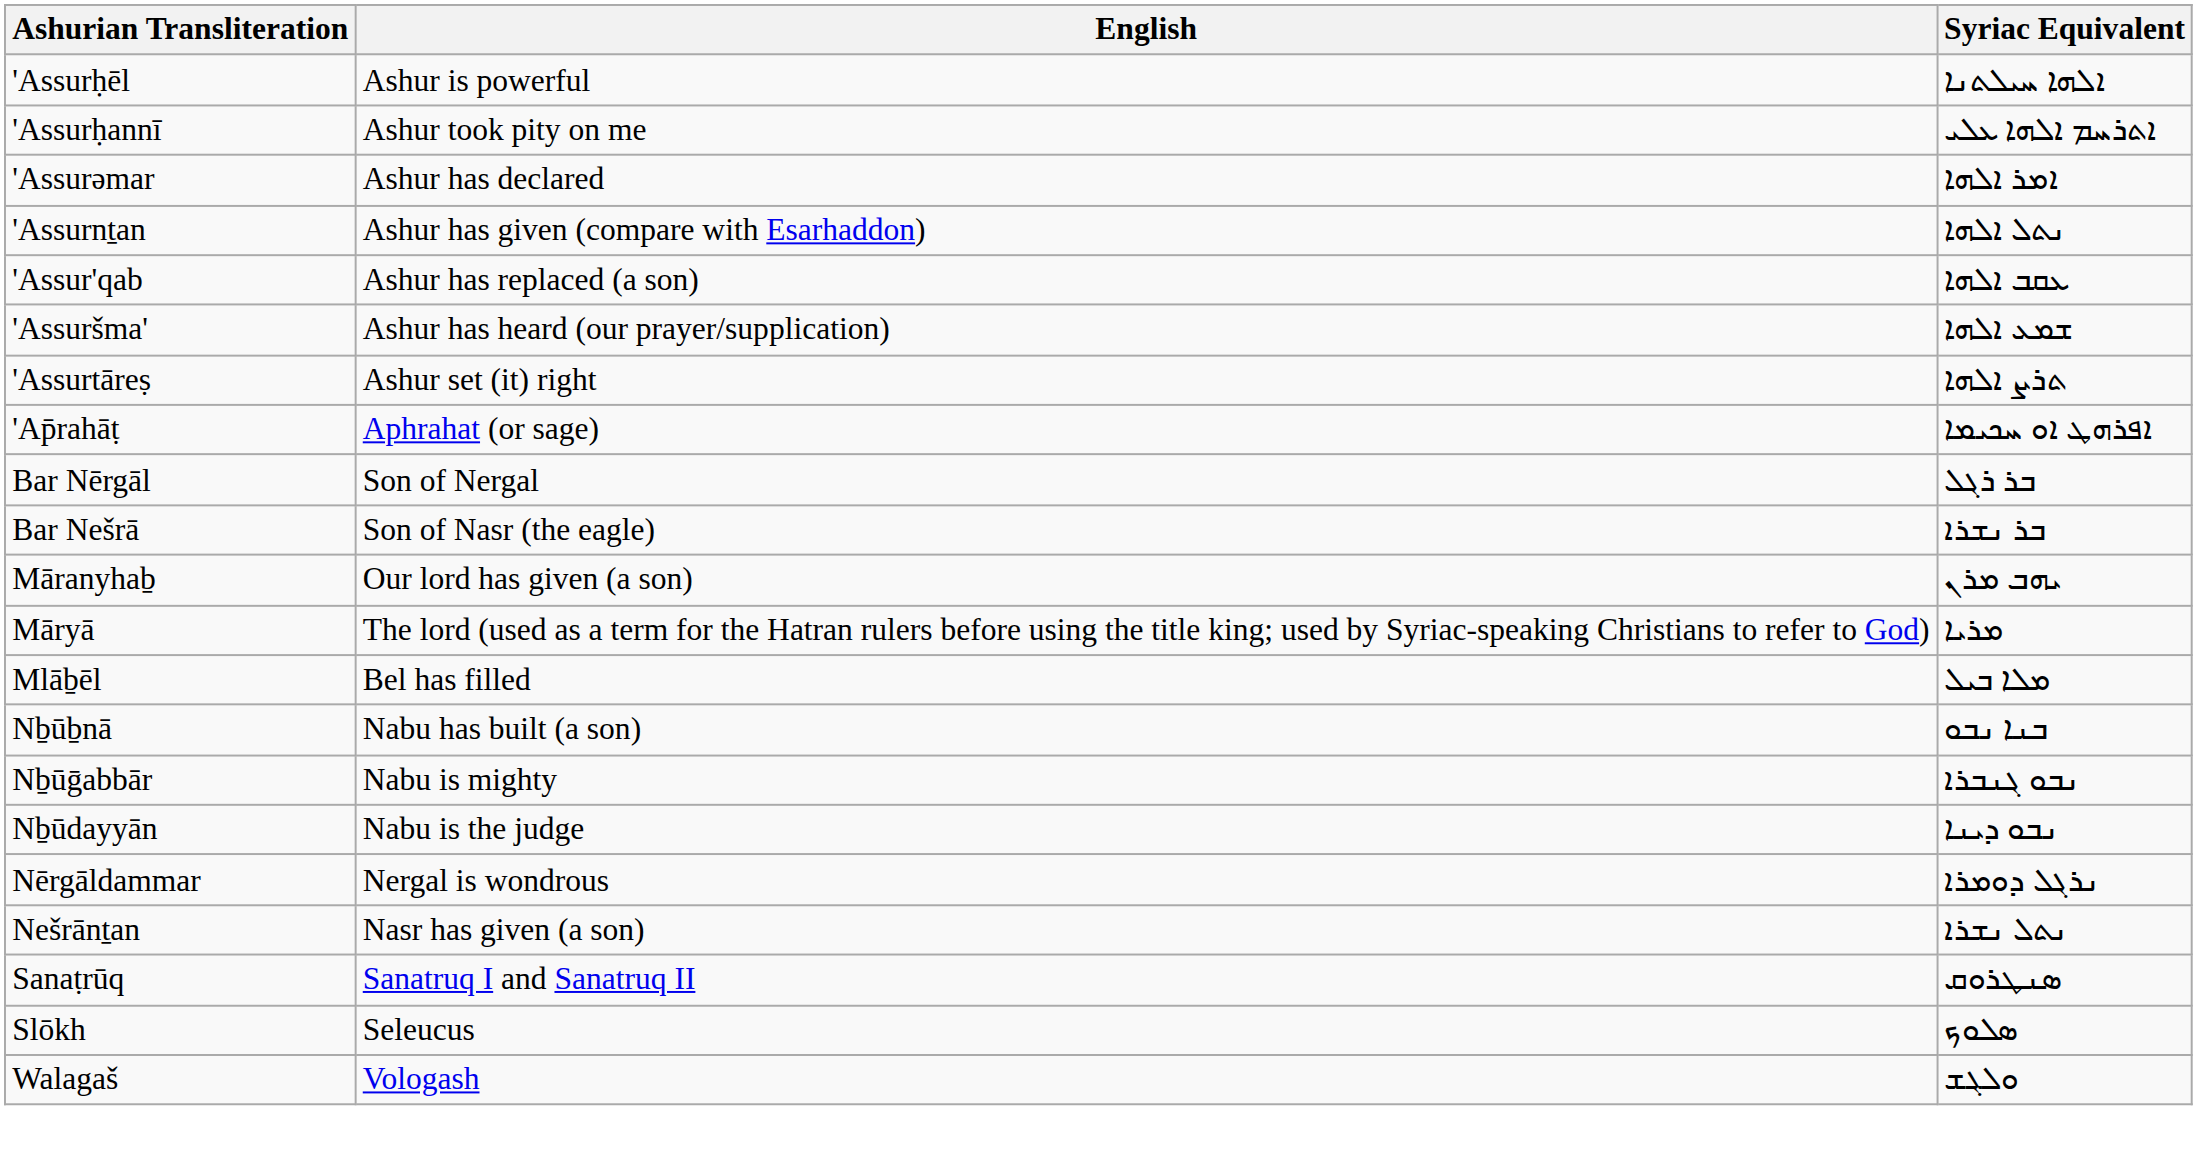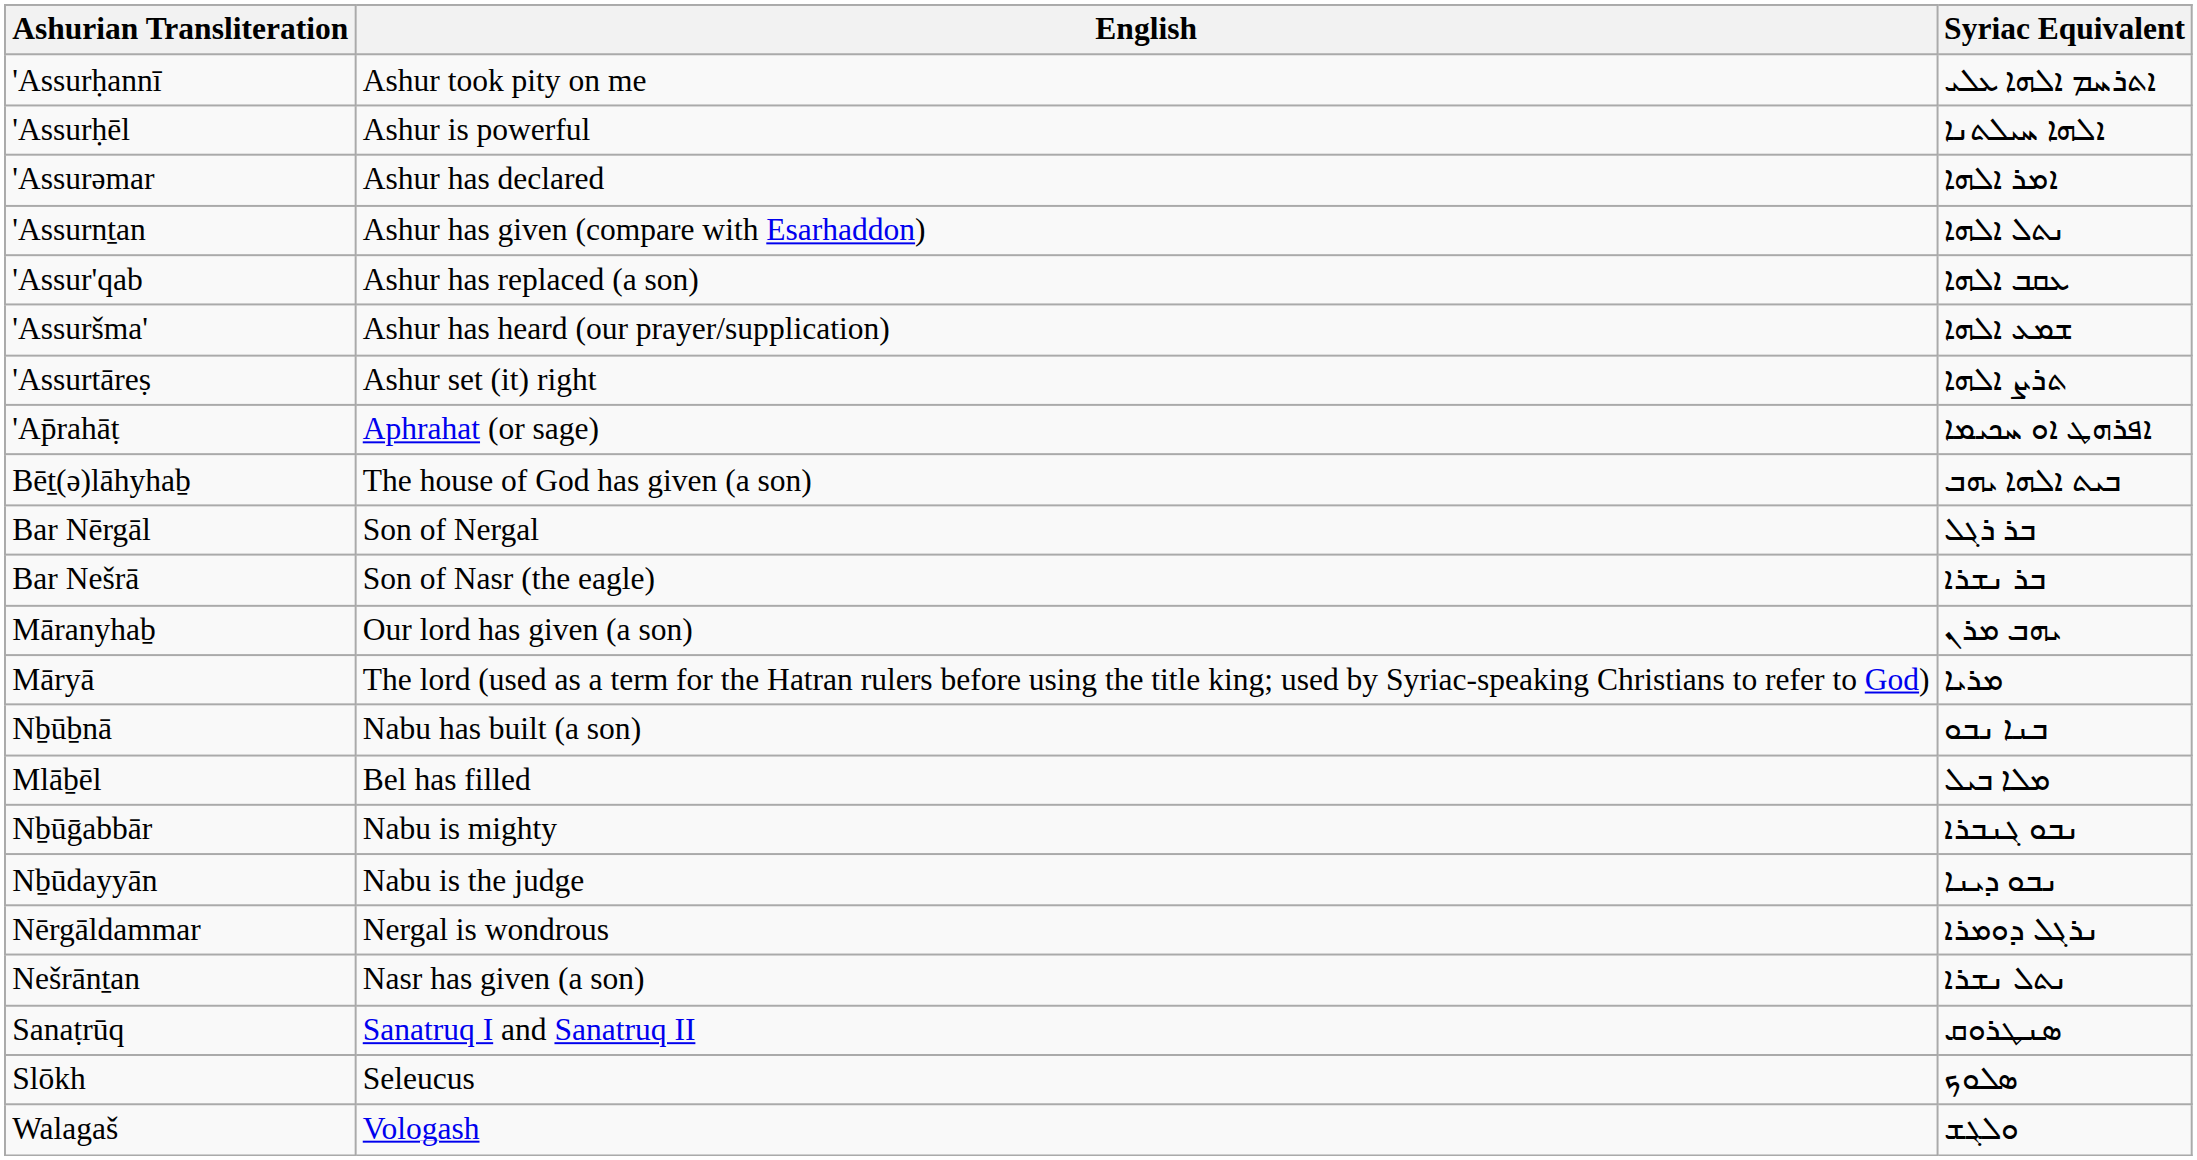rows swapped: (71, 79) <-> (87, 129)
+ row: (102, 479)
rows swapped: (57, 679) <-> (62, 729)
